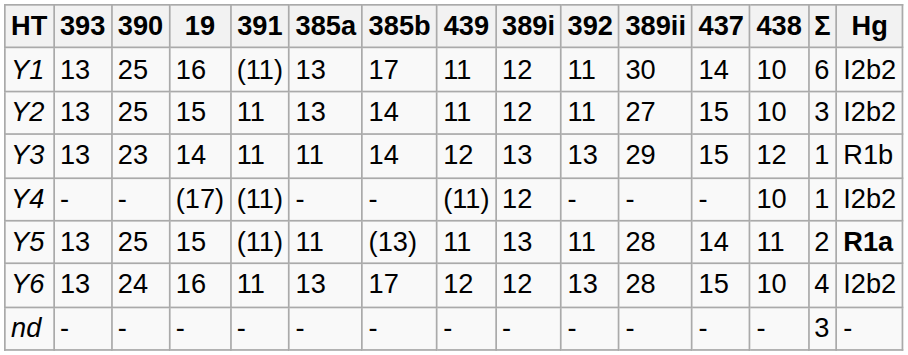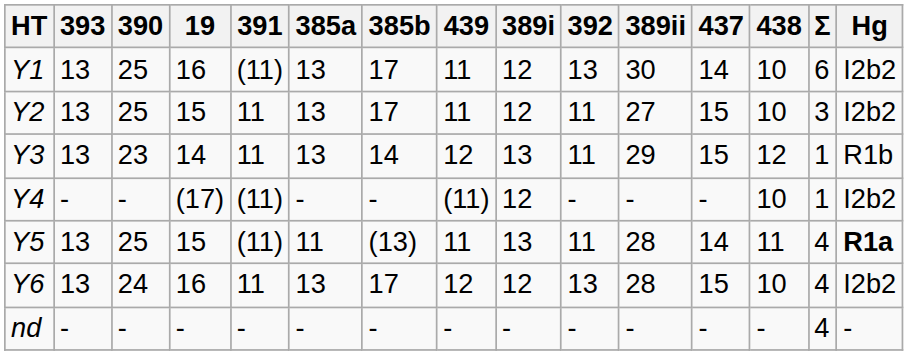(582, 69) 11 -> (583, 69) 13
(384, 112) 14 -> (384, 112) 17
(310, 155) 11 -> (311, 155) 13
(583, 155) 13 -> (582, 155) 11
(822, 241) 2 -> (822, 241) 4
(822, 328) 3 -> (822, 328) 4
